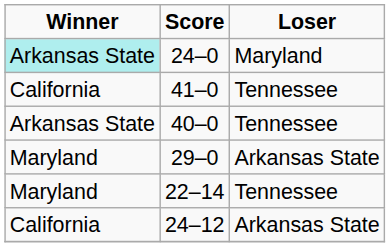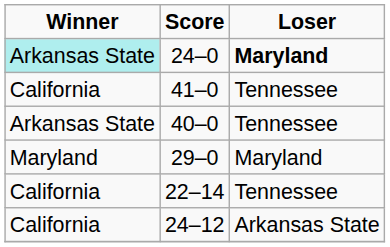(278, 56) normal -> (281, 56) bold
(307, 157) Arkansas State -> (278, 157) Maryland
(54, 191) Maryland -> (55, 191) California
